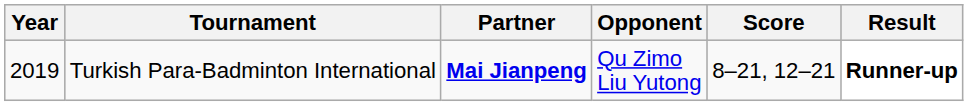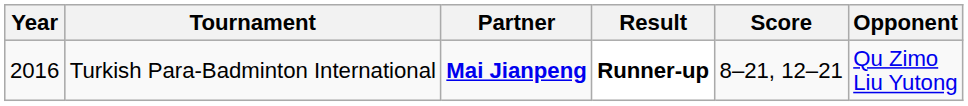columns swapped: (649, 23) <-> (902, 23)
(35, 70) 2019 -> (35, 70) 2016
